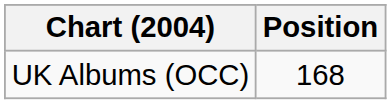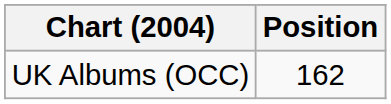(320, 74) 168 -> (320, 74) 162
